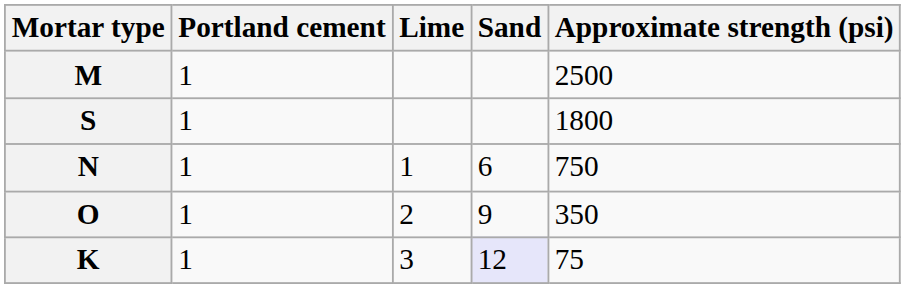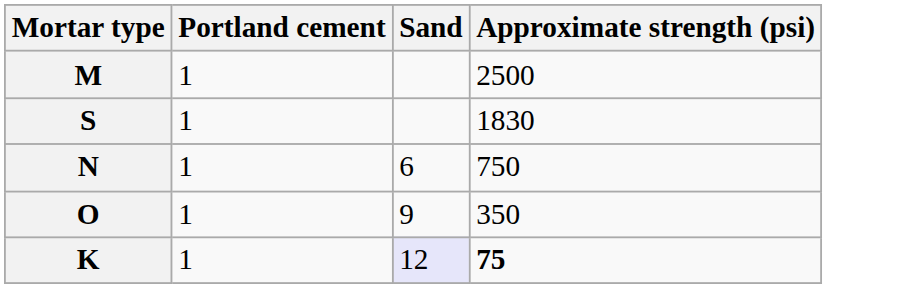- column: (432, 27)
(584, 120) 1800 -> (505, 120) 1830
(569, 259) normal -> (491, 259) bold
